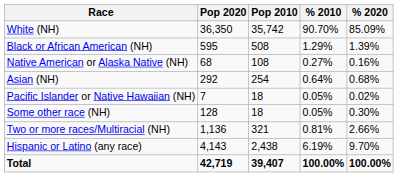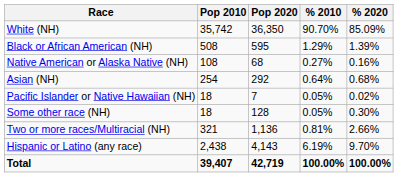columns swapped: (274, 12) <-> (223, 12)
